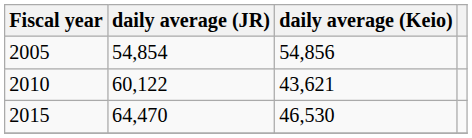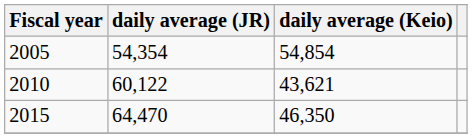(140, 52) 54,854 -> (140, 52) 54,354
(307, 52) 54,856 -> (307, 52) 54,854
(307, 116) 46,530 -> (307, 116) 46,350
